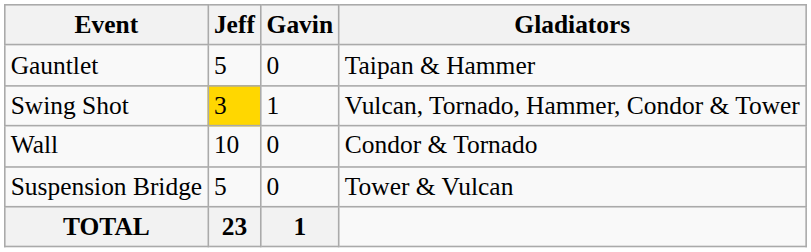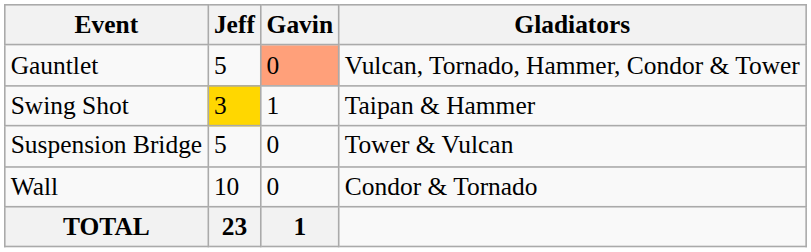(273, 65) no background -> (273, 65) lightsalmon background
(440, 65) Taipan & Hammer -> (572, 65) Vulcan, Tornado, Hammer, Condor & Tower
(572, 105) Vulcan, Tornado, Hammer, Condor & Tower -> (440, 105) Taipan & Hammer
rows swapped: (106, 186) <-> (34, 145)
